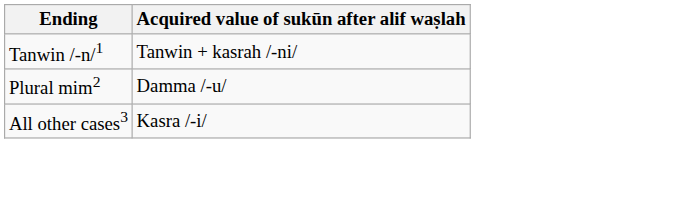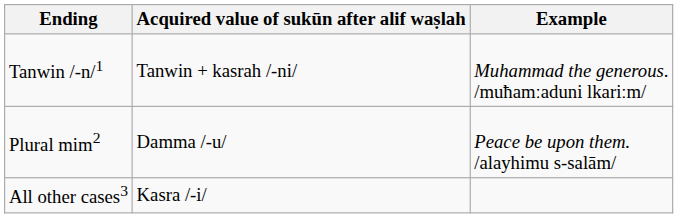+ column: (571, 19)
